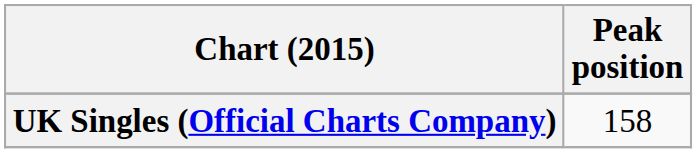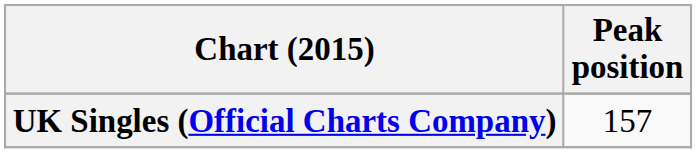(628, 119) 158 -> (628, 119) 157
